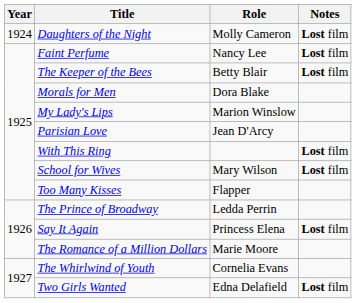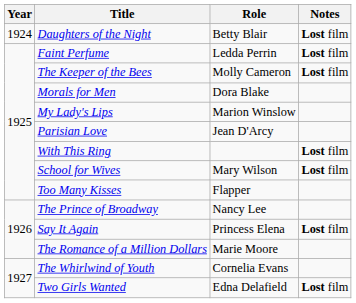(252, 33) Molly Cameron -> (240, 33) Betty Blair
(239, 53) Nancy Lee -> (245, 53) Ledda Perrin
(240, 72) Betty Blair -> (252, 72) Molly Cameron
(245, 209) Ledda Perrin -> (239, 209) Nancy Lee
